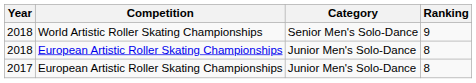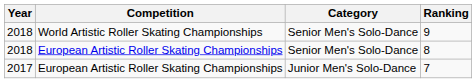(352, 50) Junior Men's Solo-Dance -> (353, 50) Senior Men's Solo-Dance
(427, 68) 8 -> (427, 68) 7
